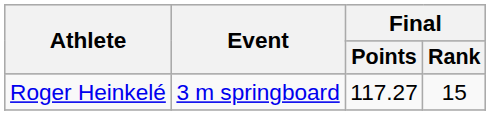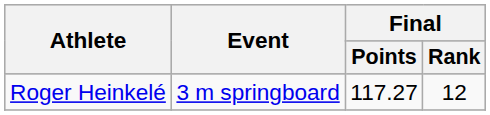(454, 92) 15 -> (454, 92) 12
